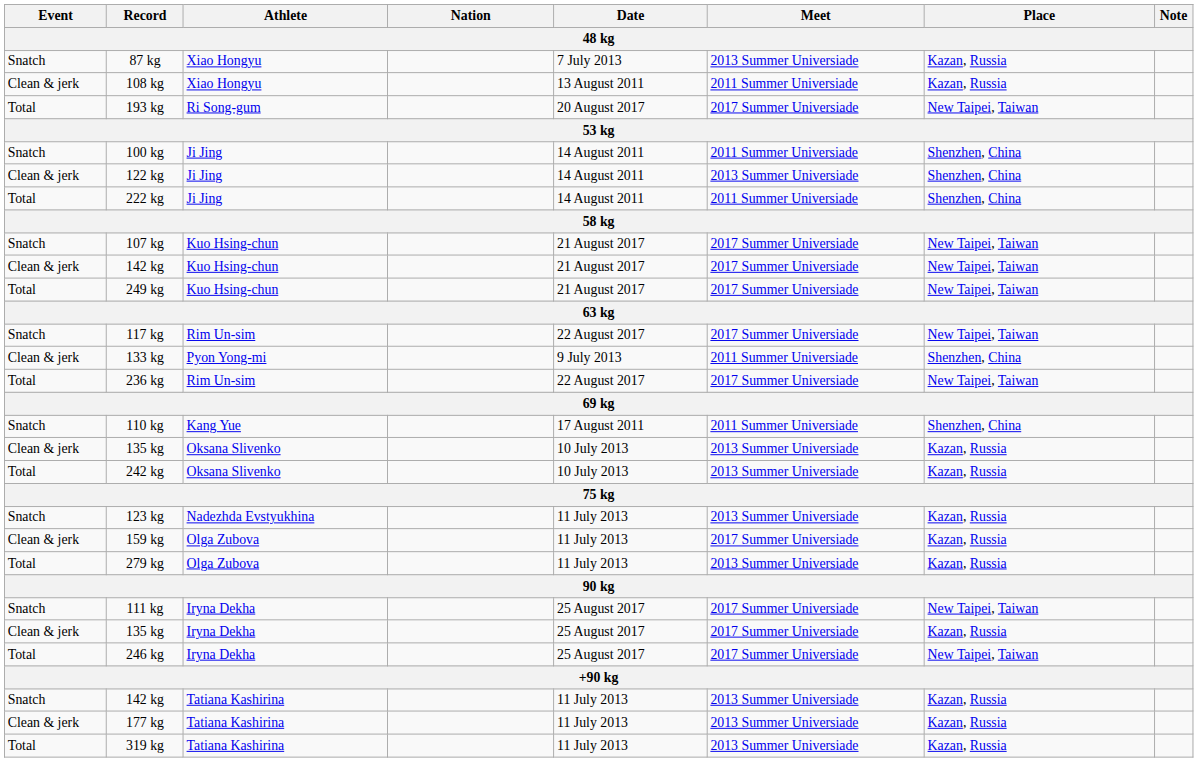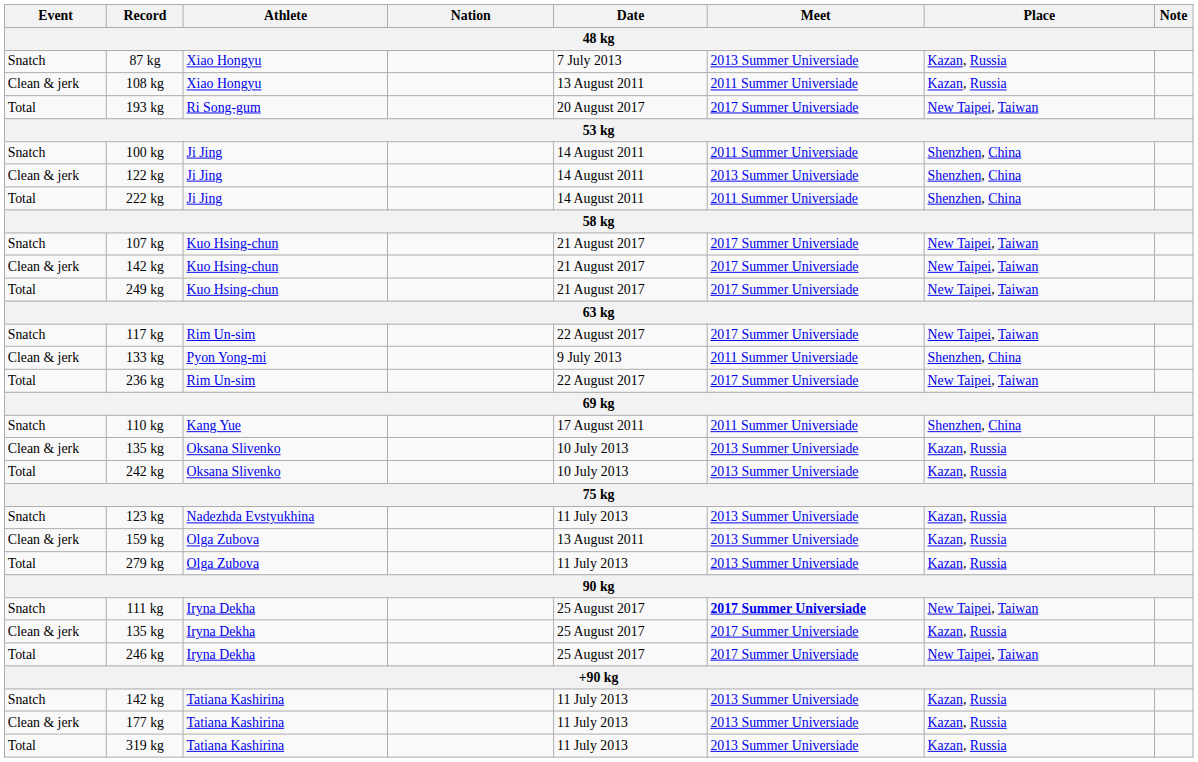(593, 540) 11 July 2013 -> (601, 540) 13 August 2011
(784, 540) 2017 Summer Universiade -> (784, 540) 2013 Summer Universiade
(784, 609) normal -> (788, 609) bold
